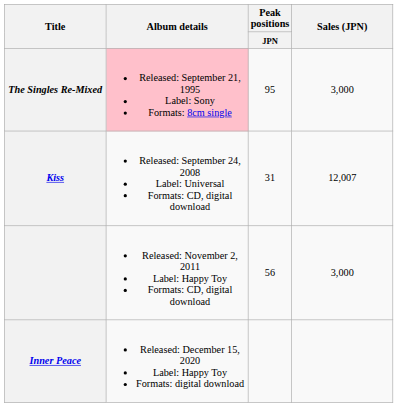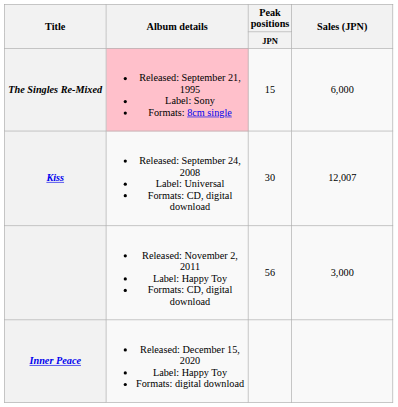(270, 89) 95 -> (270, 89) 15
(342, 89) 3,000 -> (342, 89) 6,000
(270, 178) 31 -> (270, 178) 30
